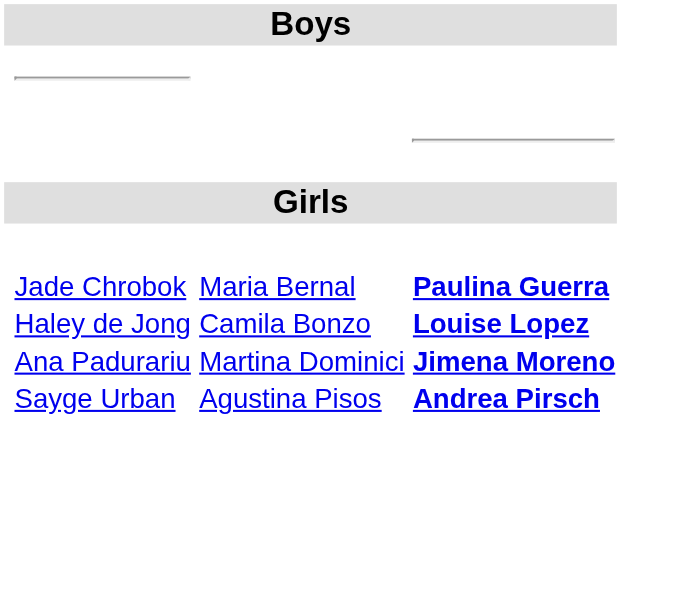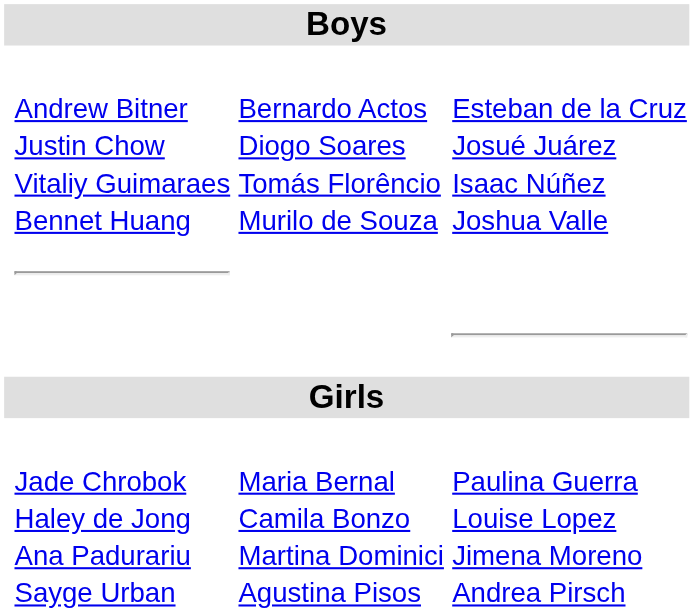+ row: (122, 165)
(514, 341) bold -> (547, 537) normal
